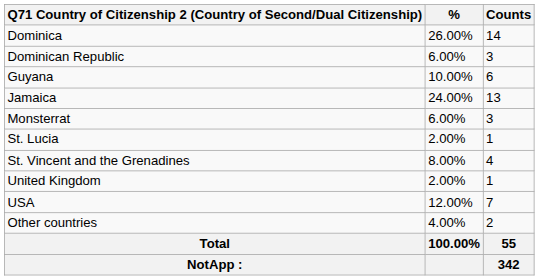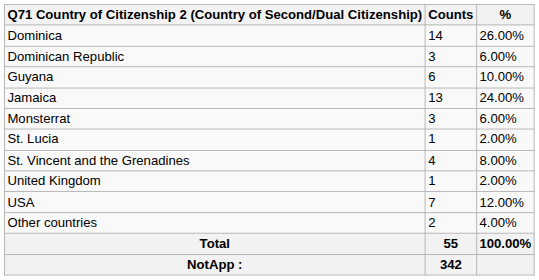columns swapped: (509, 14) <-> (454, 14)
